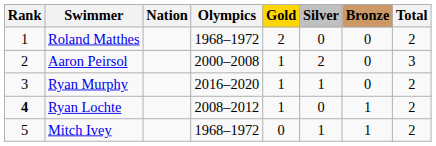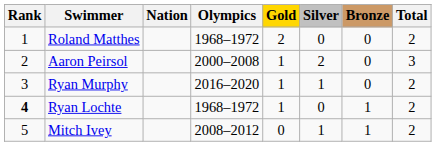(227, 107) 2008–2012 -> (227, 107) 1968–1972
(227, 130) 1968–1972 -> (227, 130) 2008–2012
